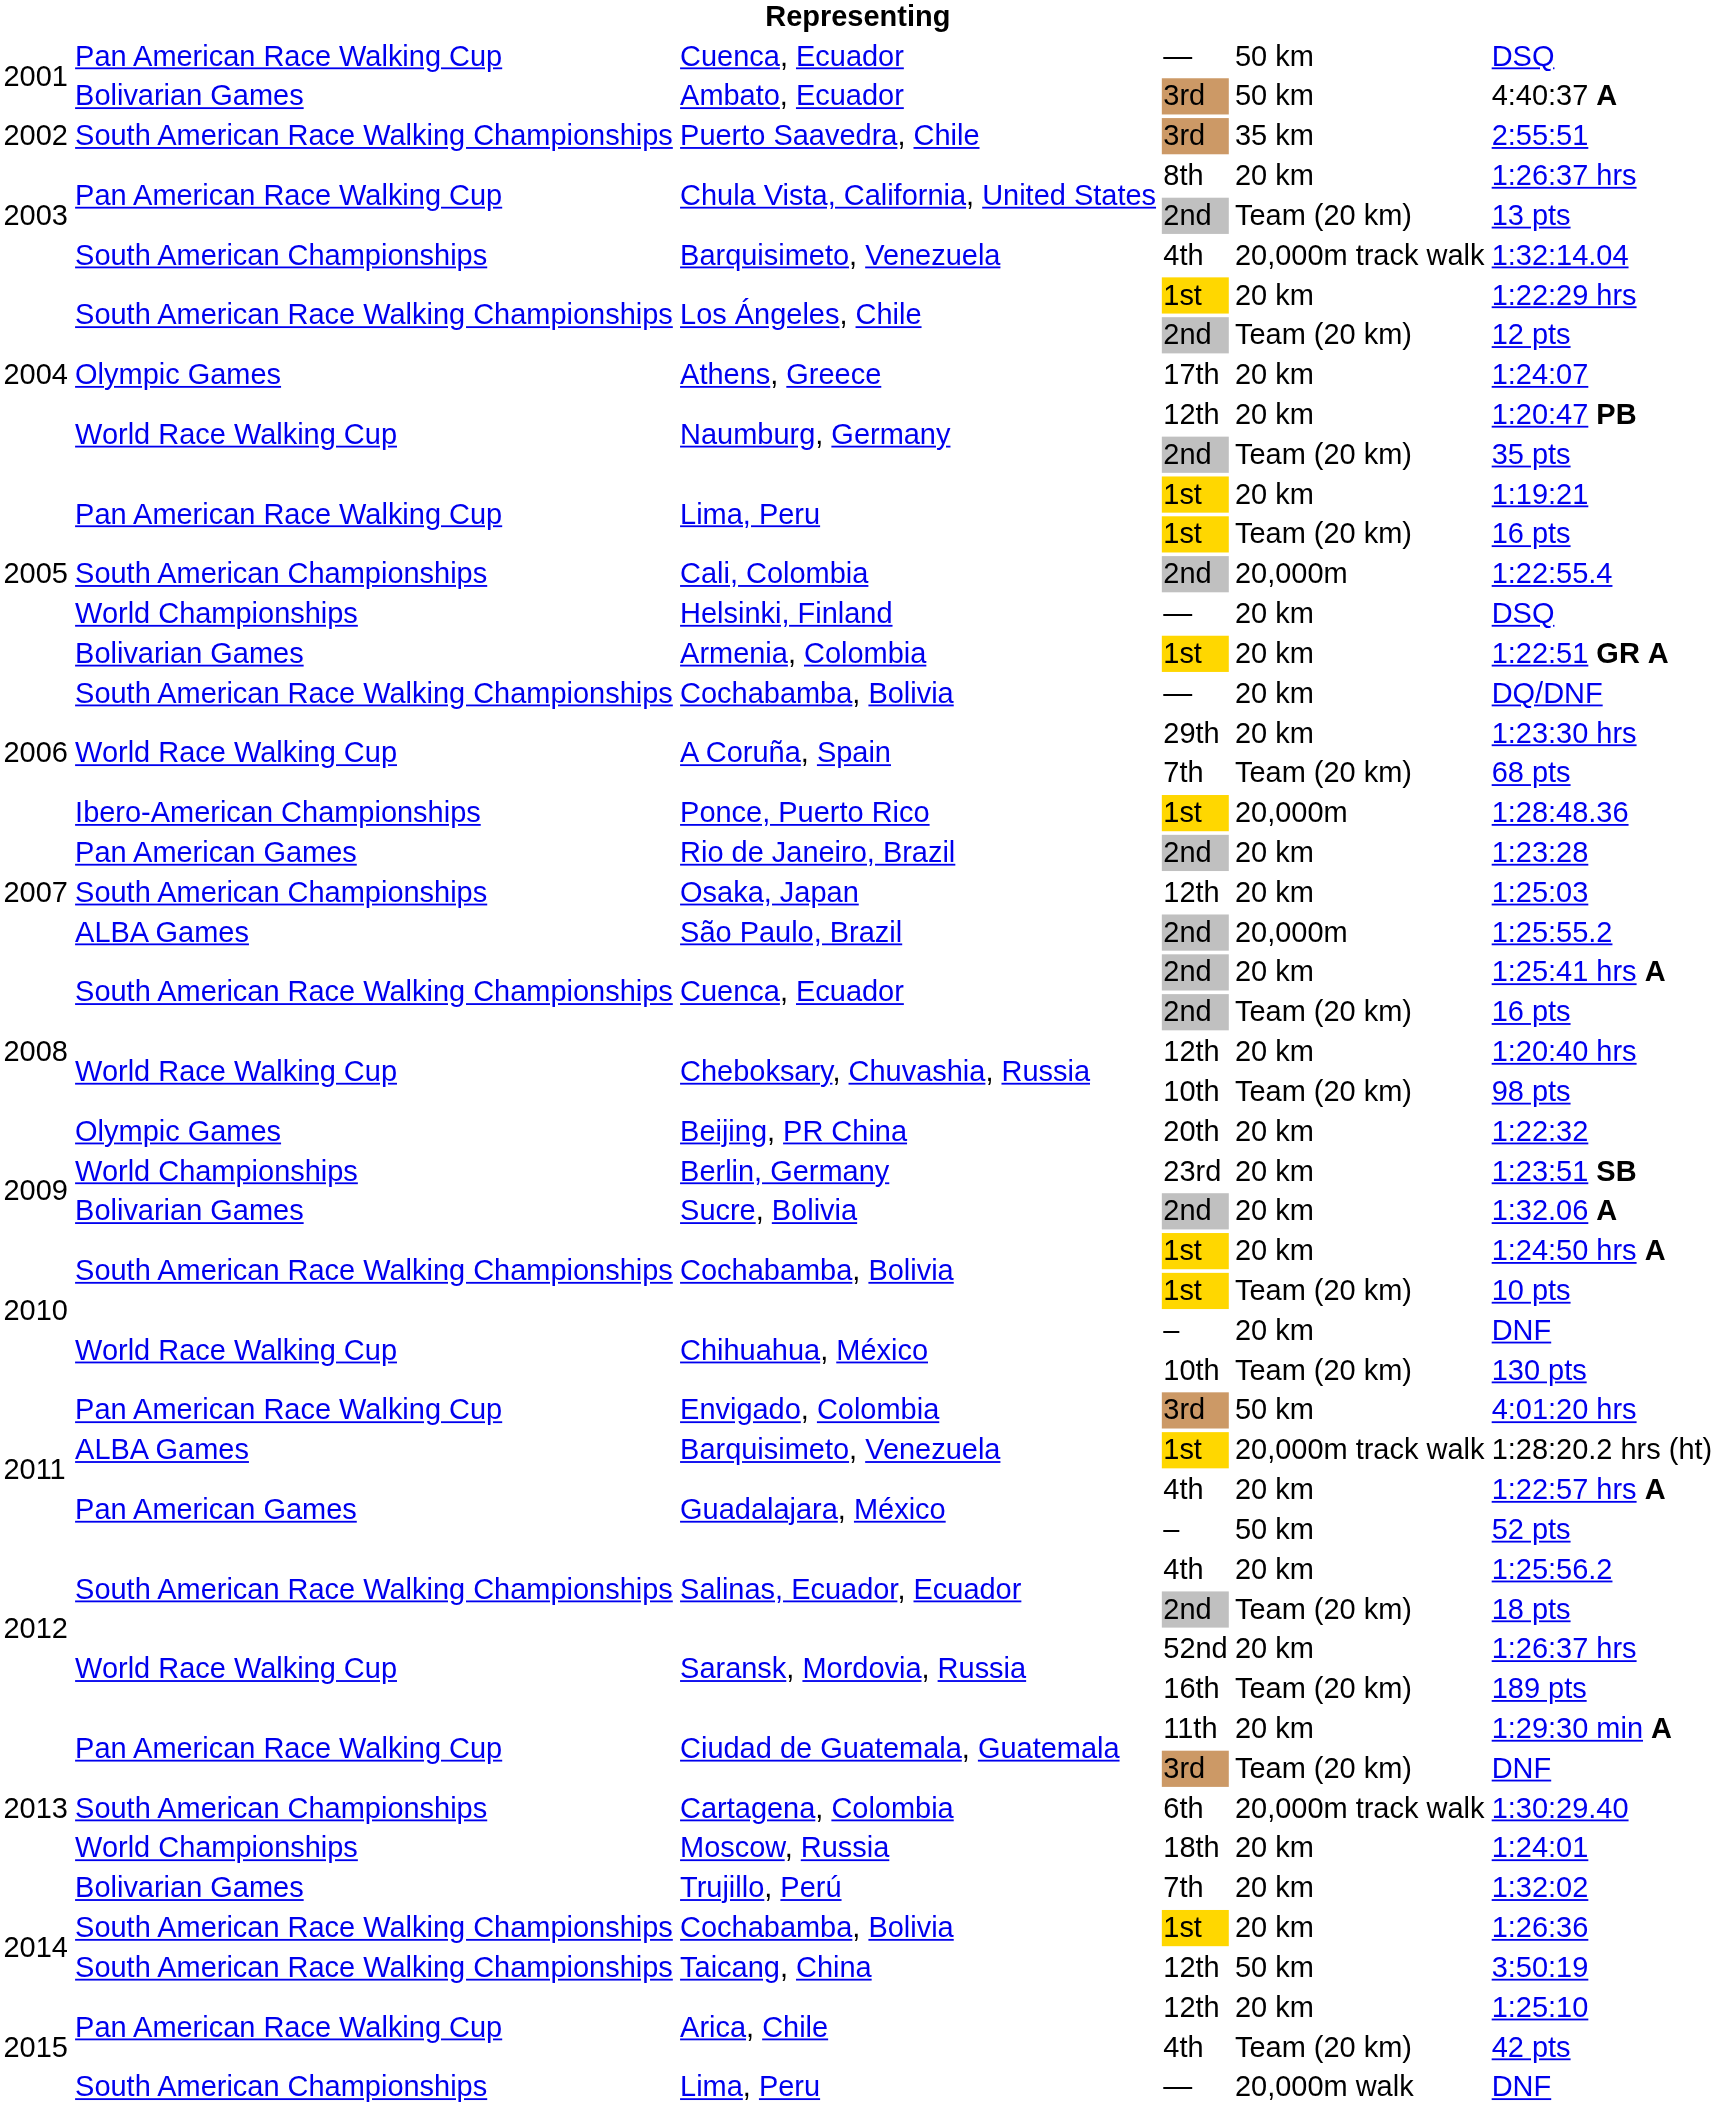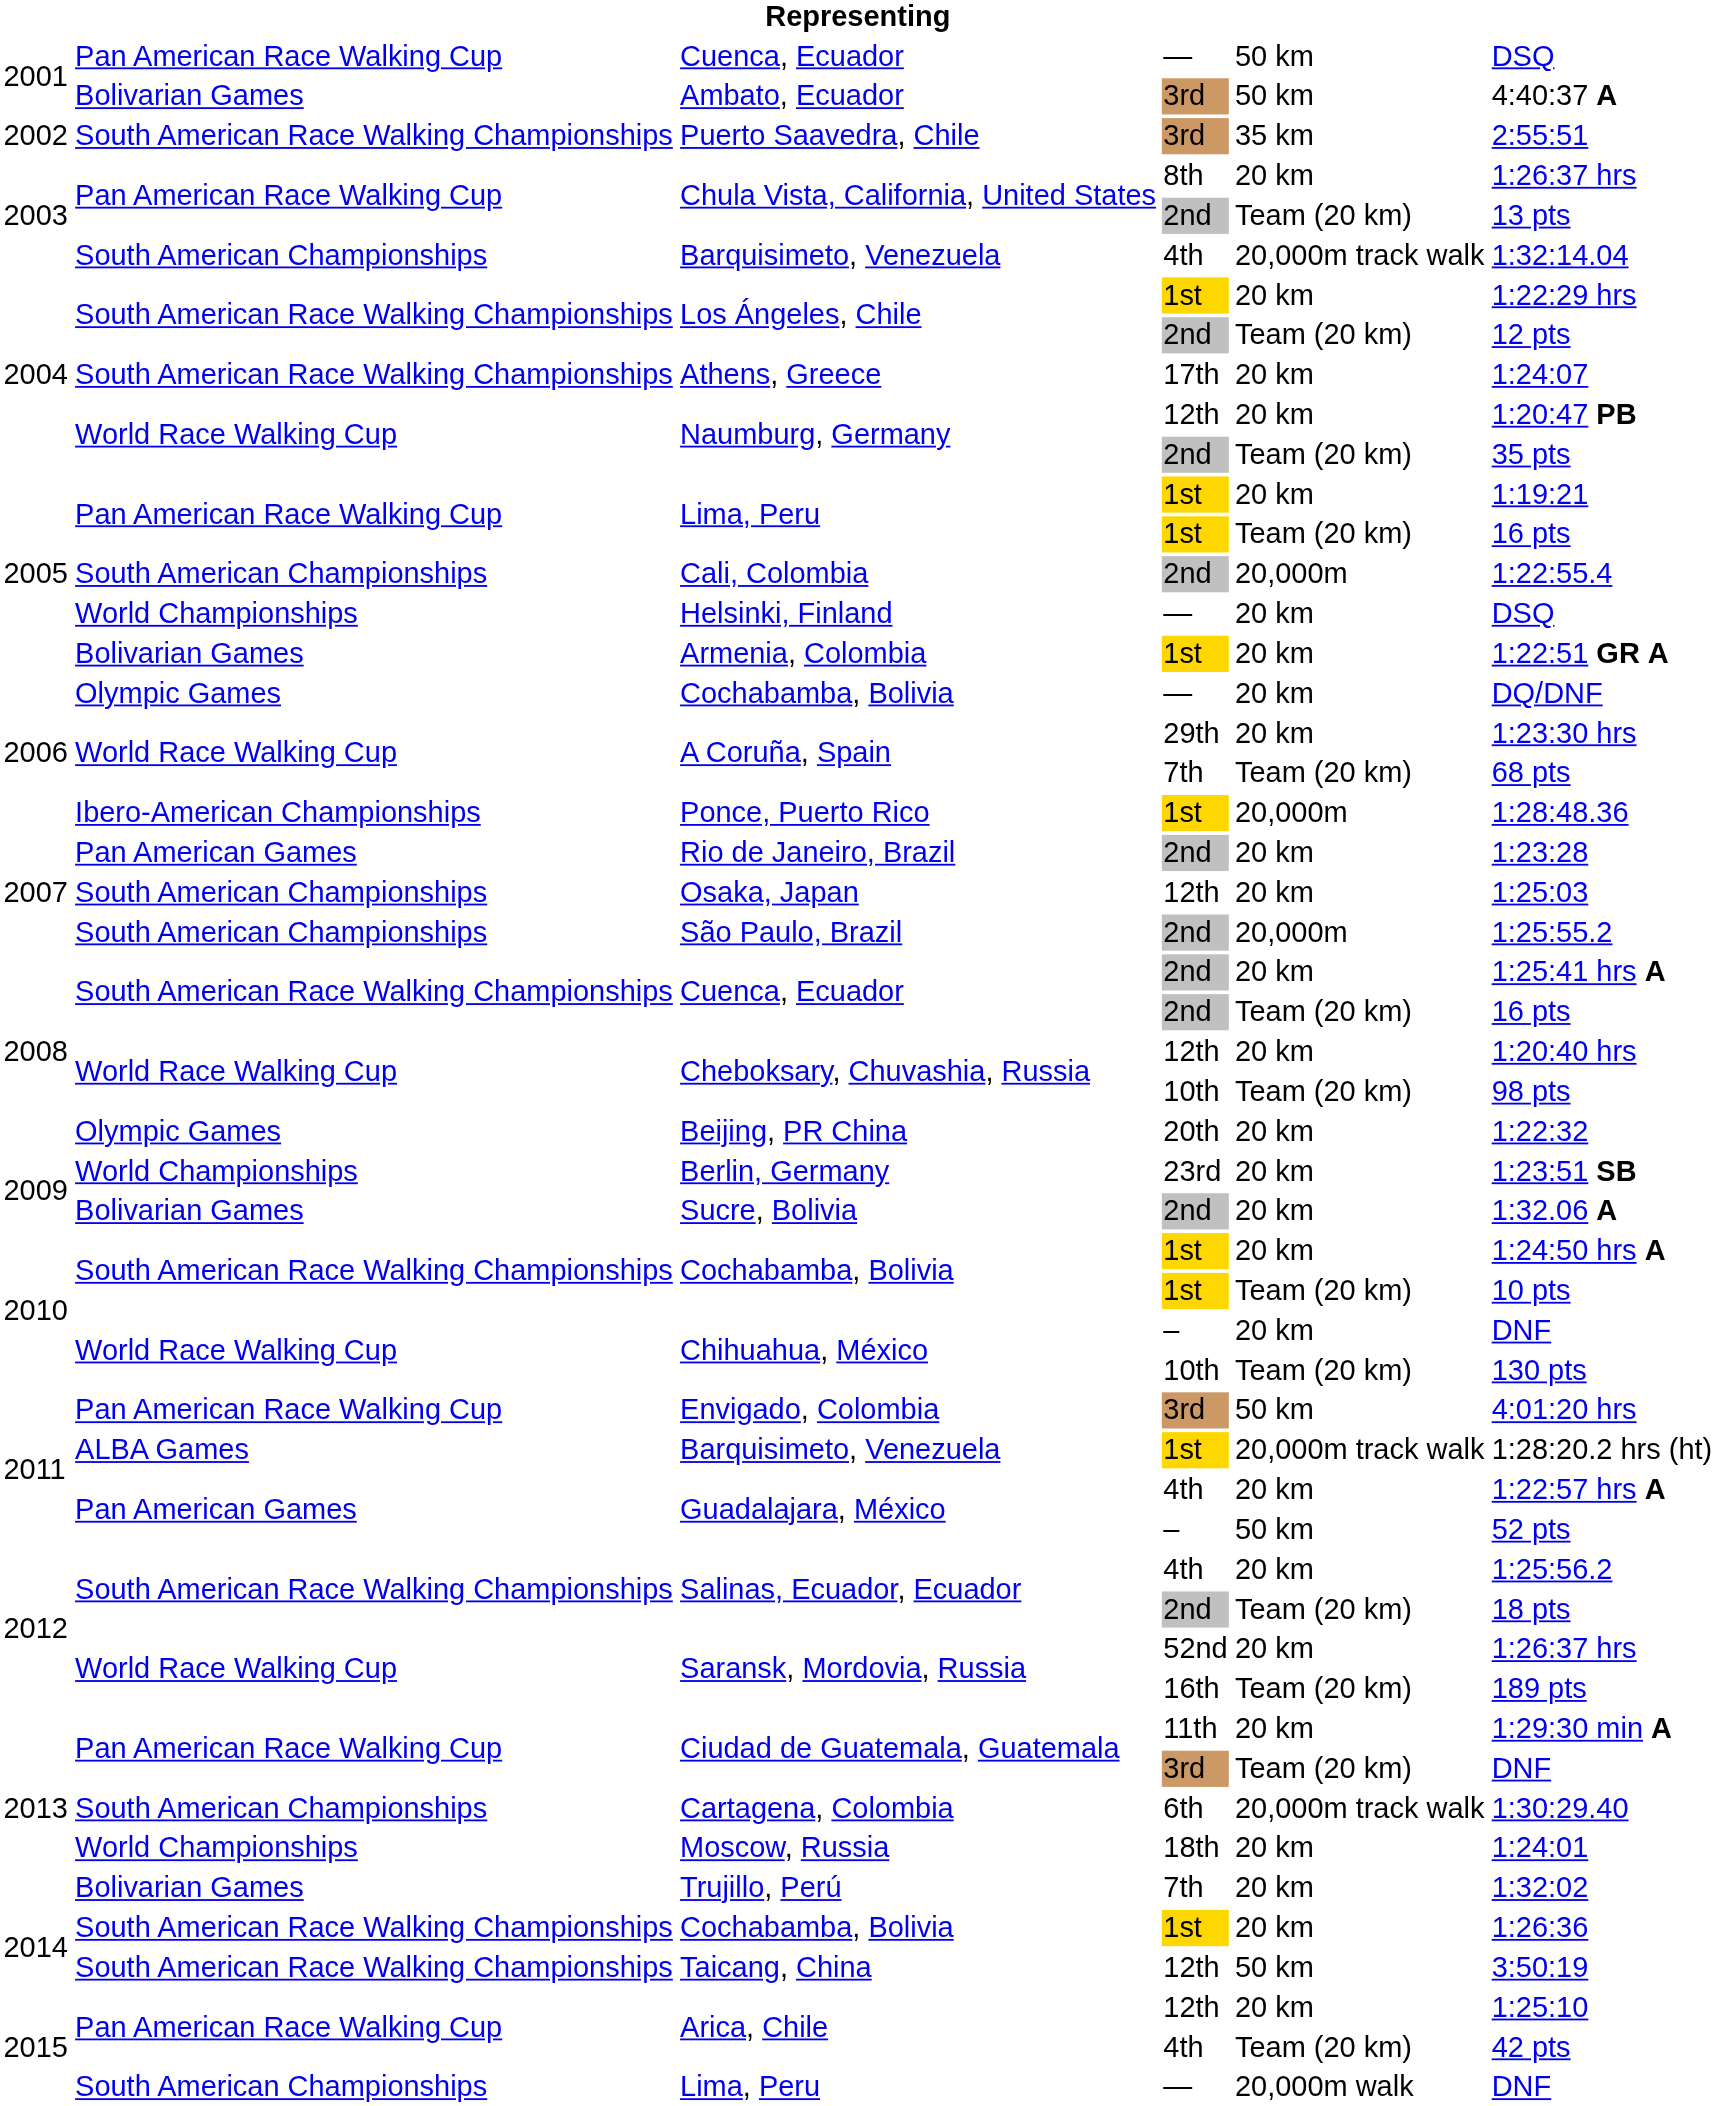(178, 374) Olympic Games -> (374, 374) South American Race Walking Championships
(374, 693) South American Race Walking Championships -> (178, 693) Olympic Games
(162, 932) ALBA Games -> (281, 932) South American Championships
